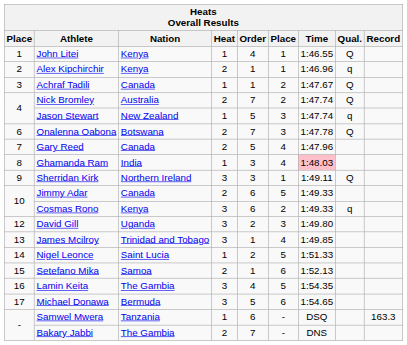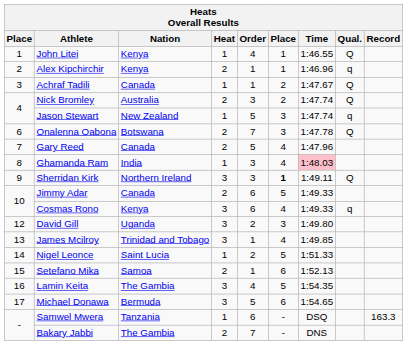(253, 100) 7 -> (253, 100) 3
(283, 178) normal -> (283, 178) bold
(283, 208) 2 -> (283, 208) 4
